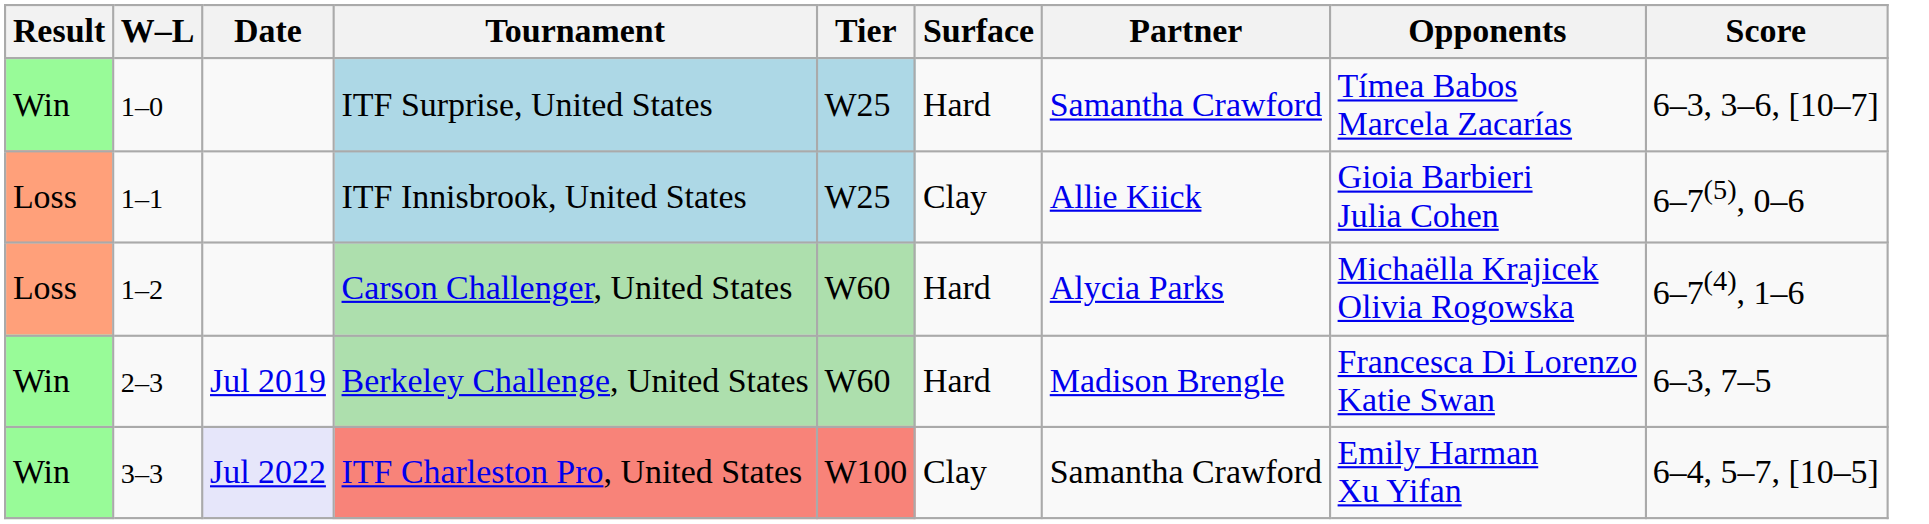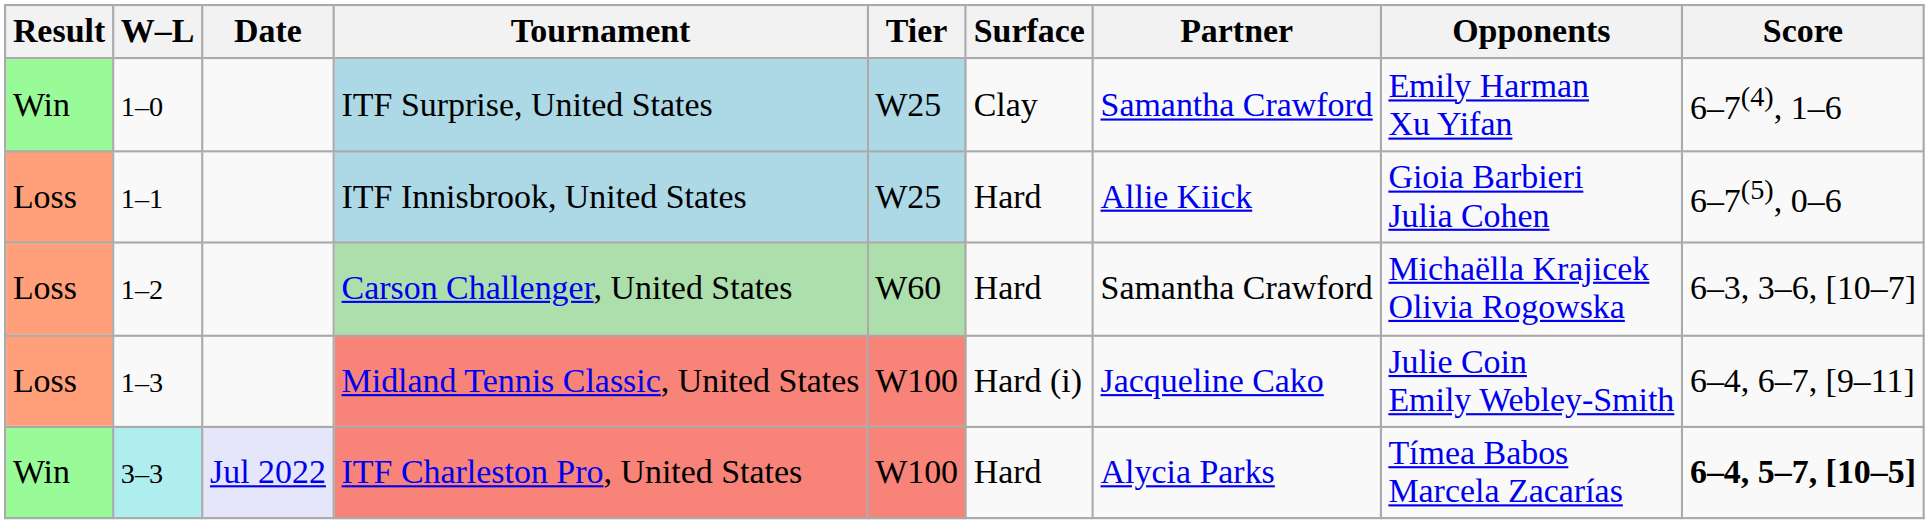(957, 104) Hard -> (1006, 104) Clay
(1455, 104) Tímea Babos Marcela Zacarías -> (1489, 104) Emily Harman Xu Yifan
(1766, 104) 6–3, 3–6, [10–7] -> (1766, 104) 6–7(4), 1–6
(955, 196) Clay -> (1008, 196) Hard
(1137, 288) Alycia Parks -> (1237, 288) Samantha Crawford
(1729, 288) 6–7(4), 1–6 -> (1803, 288) 6–3, 3–6, [10–7]
+ row: (601, 380)
- row: (575, 380)
(142, 474) no background -> (142, 474) paleturquoise background
(955, 472) Clay -> (1008, 472) Hard
(1186, 472) Samantha Crawford -> (1188, 472) Alycia Parks
(1438, 472) Emily Harman Xu Yifan -> (1506, 472) Tímea Babos Marcela Zacarías
(1766, 472) normal -> (1803, 472) bold
